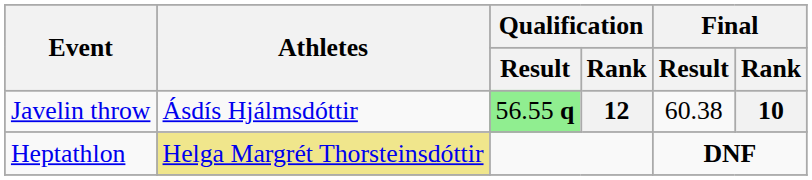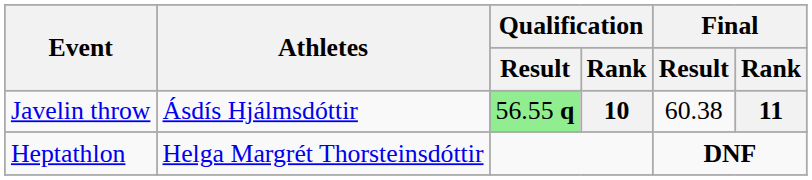(617, 111) 12 -> (617, 111) 10
(771, 111) 10 -> (771, 111) 11
(323, 153) khaki background -> (323, 153) no background
